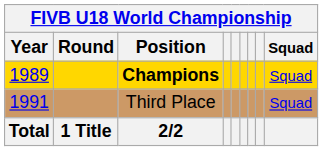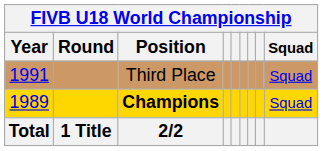rows swapped: (171, 74) <-> (171, 103)
